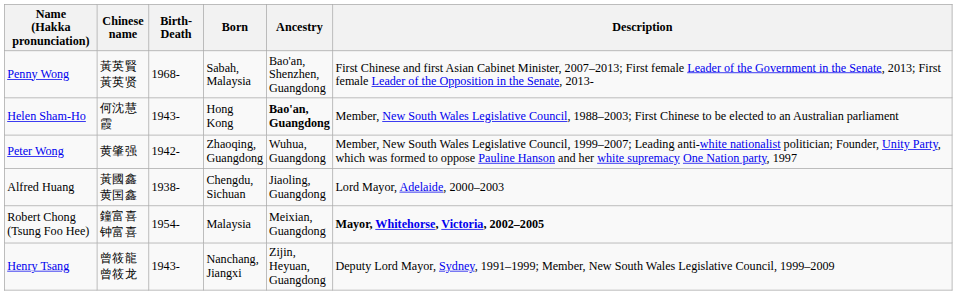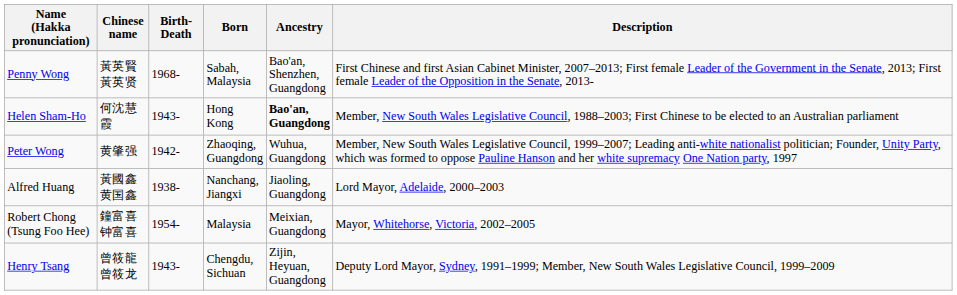(230, 187) Chengdu, Sichuan -> (233, 187) Nanchang, Jiangxi
(440, 224) bold -> (435, 224) normal
(233, 266) Nanchang, Jiangxi -> (230, 266) Chengdu, Sichuan
